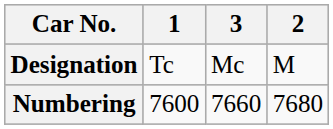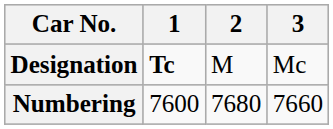columns swapped: (298, 24) <-> (236, 24)
(162, 64) normal -> (162, 64) bold
